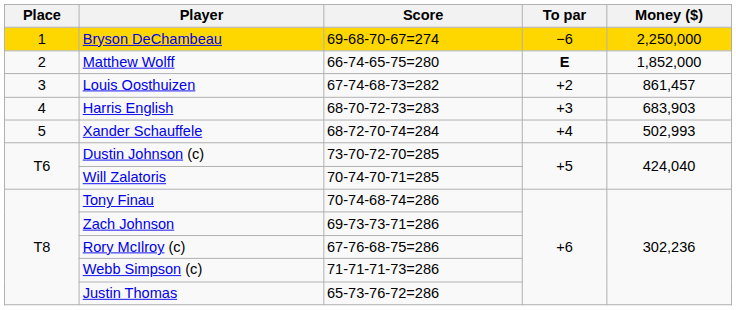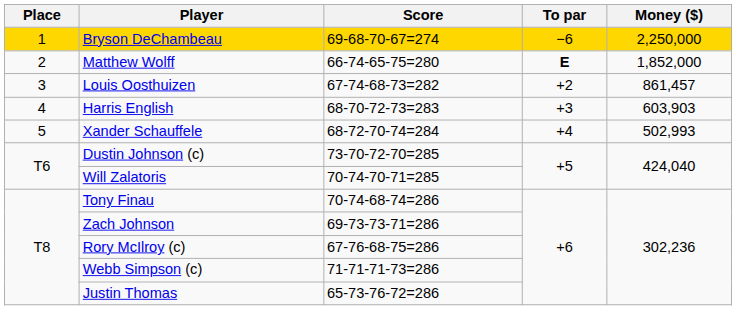(669, 108) 683,903 -> (669, 108) 603,903
